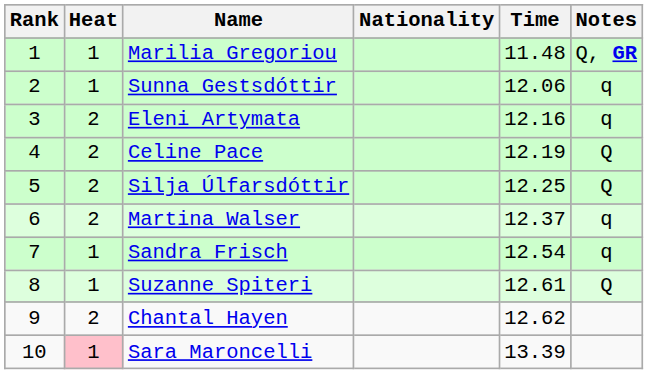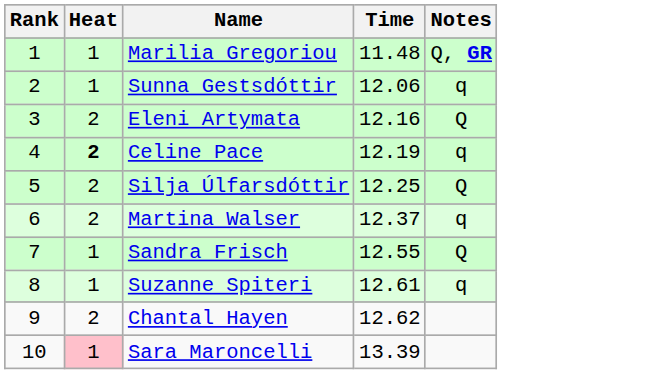- column: (427, 22)
(606, 121) q -> (461, 121) Q
(93, 154) normal -> (93, 154) bold
(606, 154) Q -> (461, 154) q
(535, 253) 12.54 -> (390, 253) 12.55
(606, 253) q -> (461, 253) Q
(606, 286) Q -> (461, 286) q
